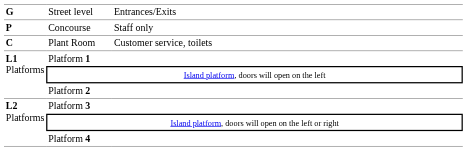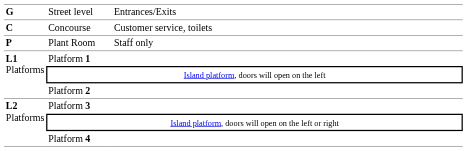(9, 27) P -> (9, 27) C
(133, 27) Staff only -> (163, 27) Customer service, toilets
(9, 43) C -> (9, 43) P
(163, 43) Customer service, toilets -> (133, 43) Staff only
